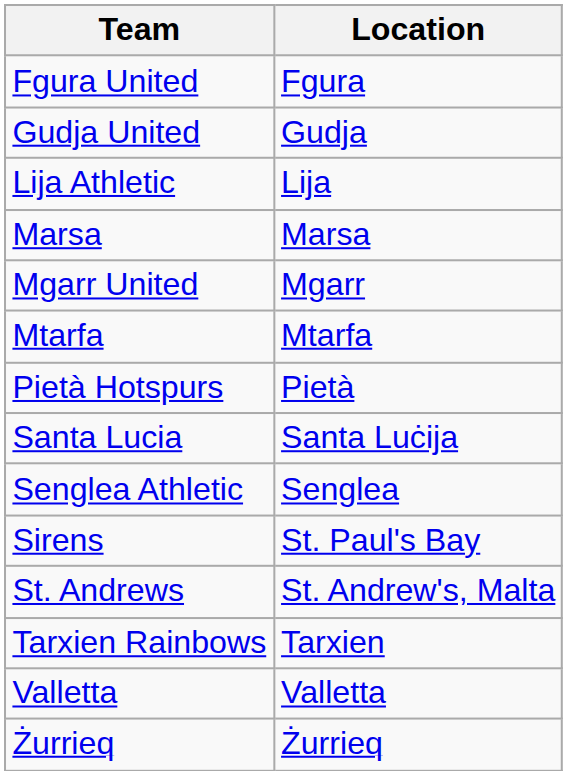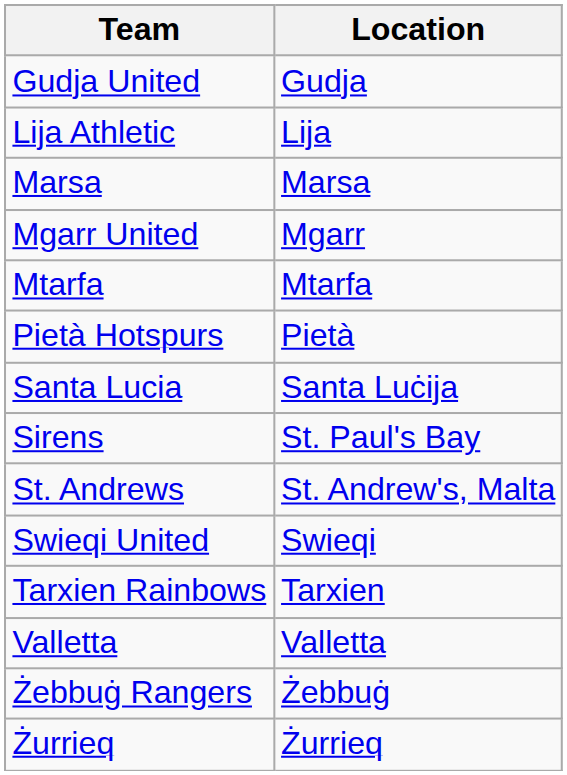- row: (105, 81)
- row: (128, 489)
+ row: (111, 540)
+ row: (132, 693)
